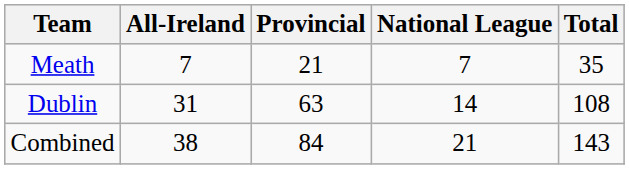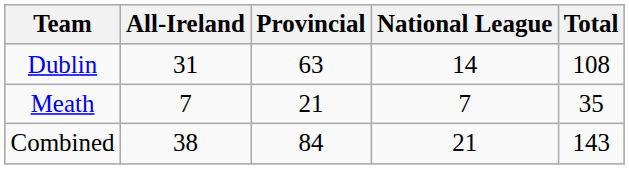rows swapped: (63, 103) <-> (63, 63)
